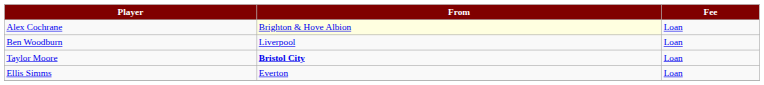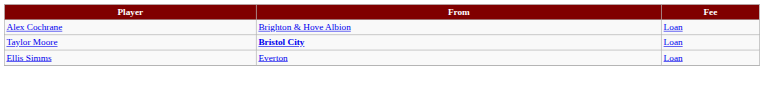(305, 27) lightyellow background -> (305, 27) no background
- row: (34, 42)
